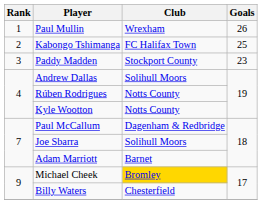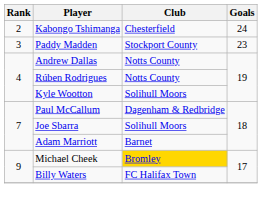- row: (60, 28)
(160, 45) FC Halifax Town -> (150, 28) Chesterfield
(242, 45) 25 -> (242, 28) 24
(156, 77) Solihull Moors -> (152, 61) Notts County
(152, 110) Notts County -> (156, 93) Solihull Moors
(150, 191) Chesterfield -> (160, 175) FC Halifax Town
